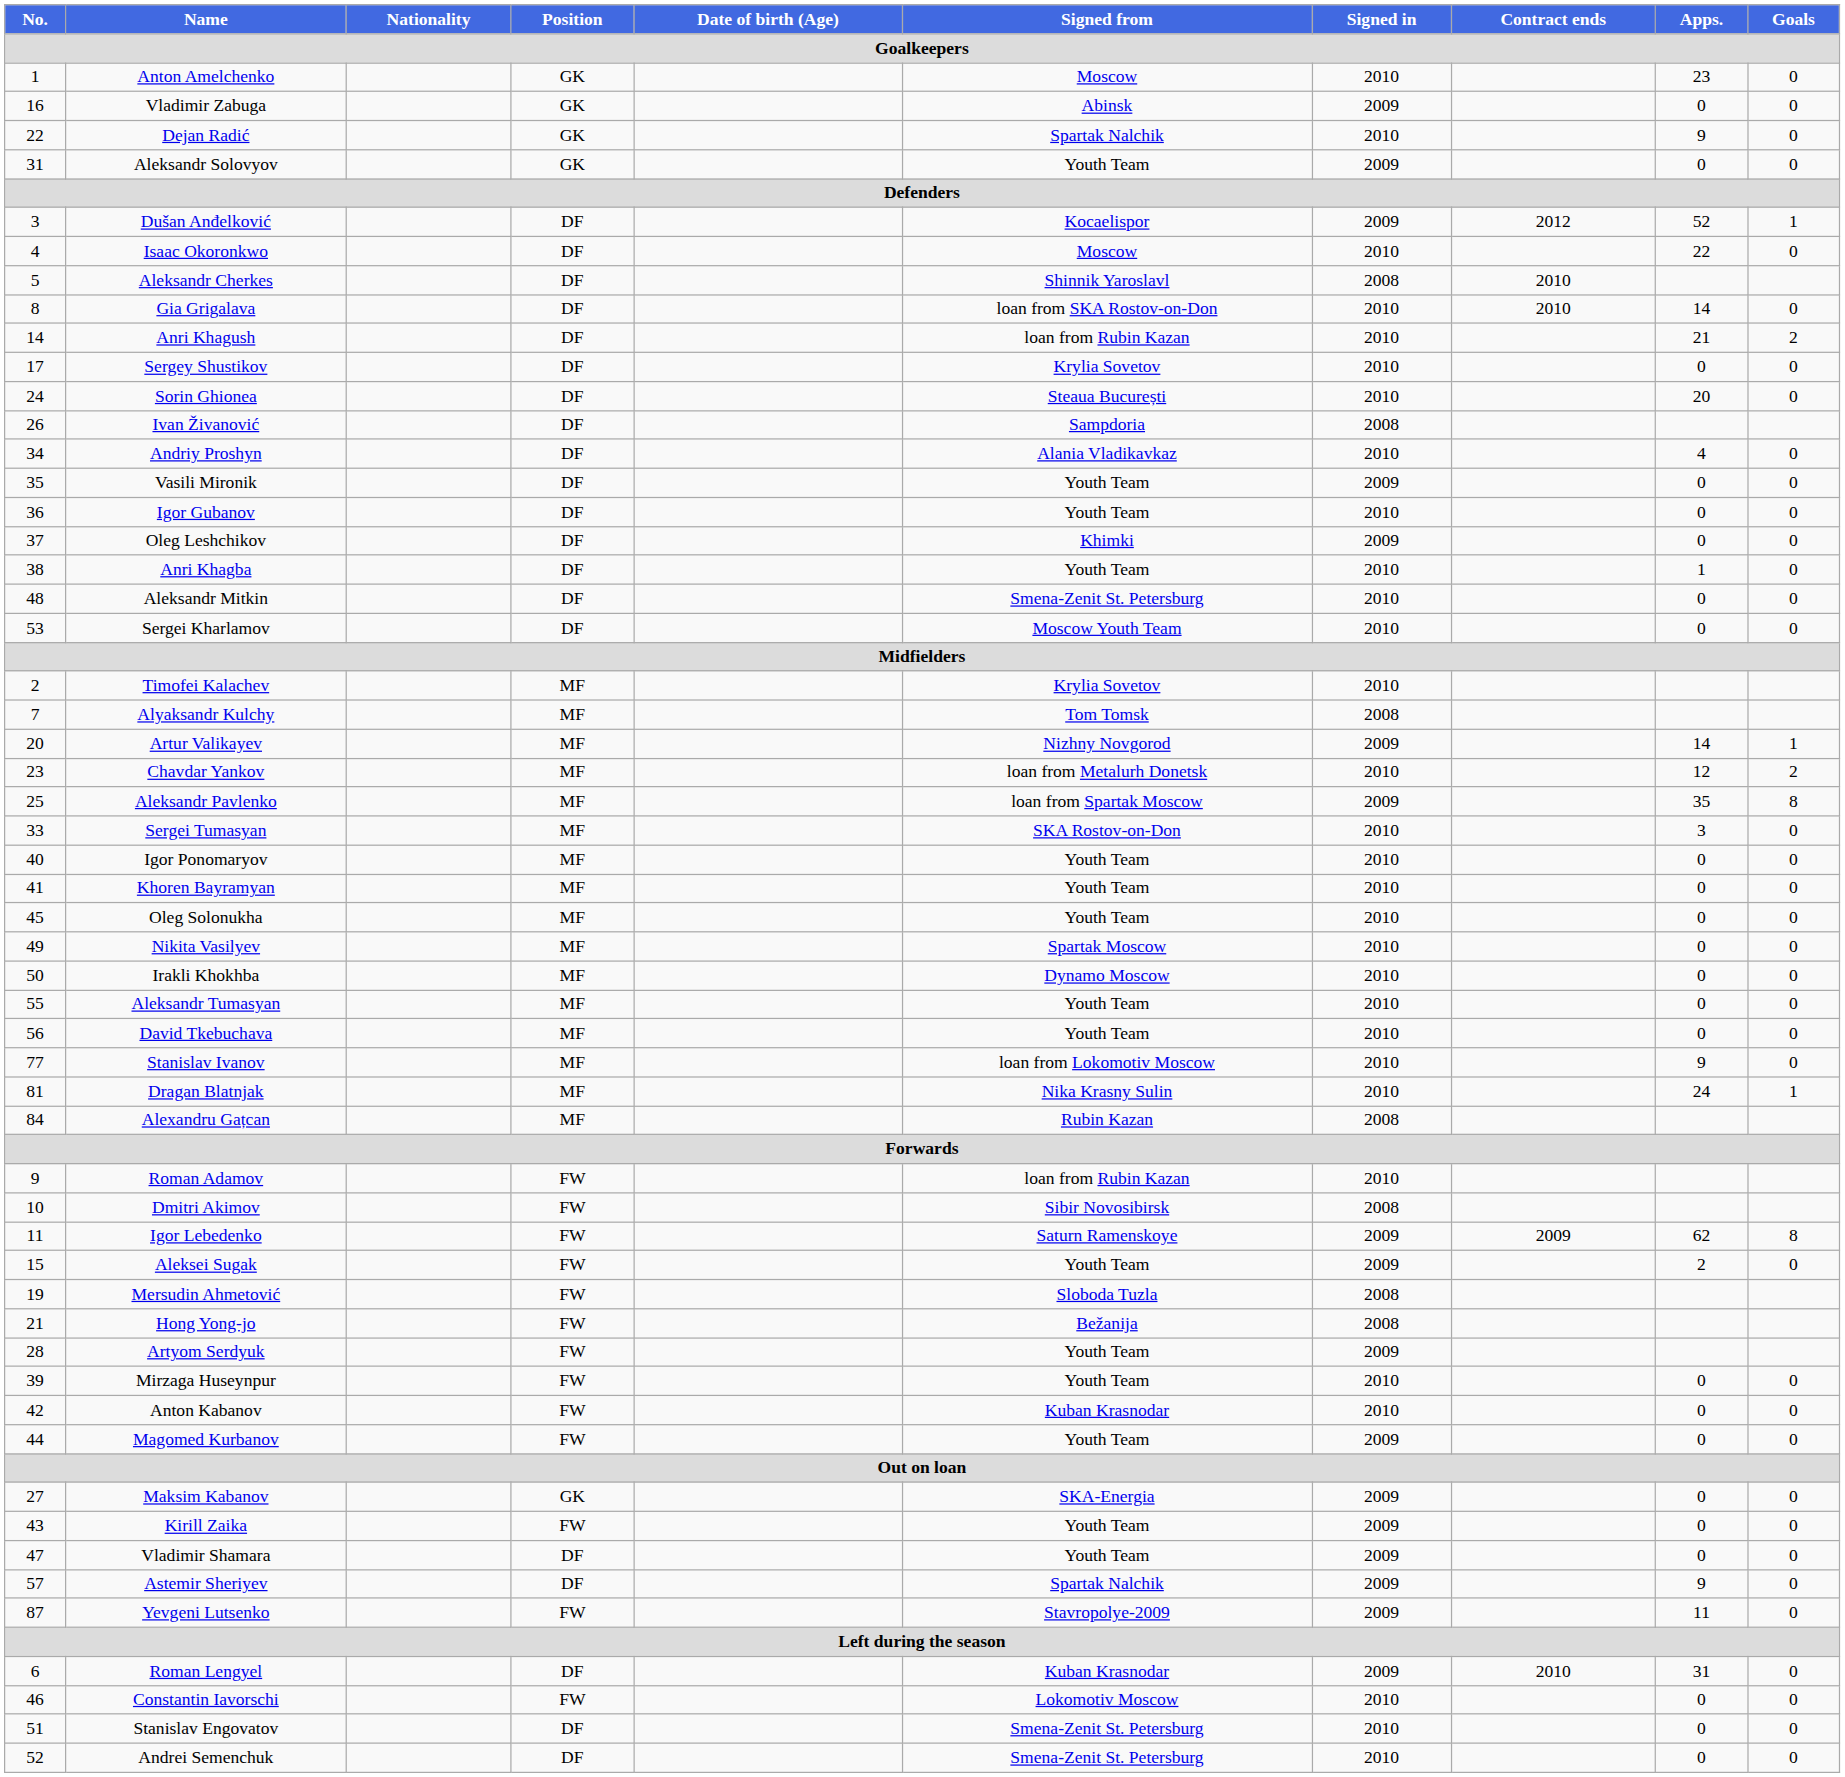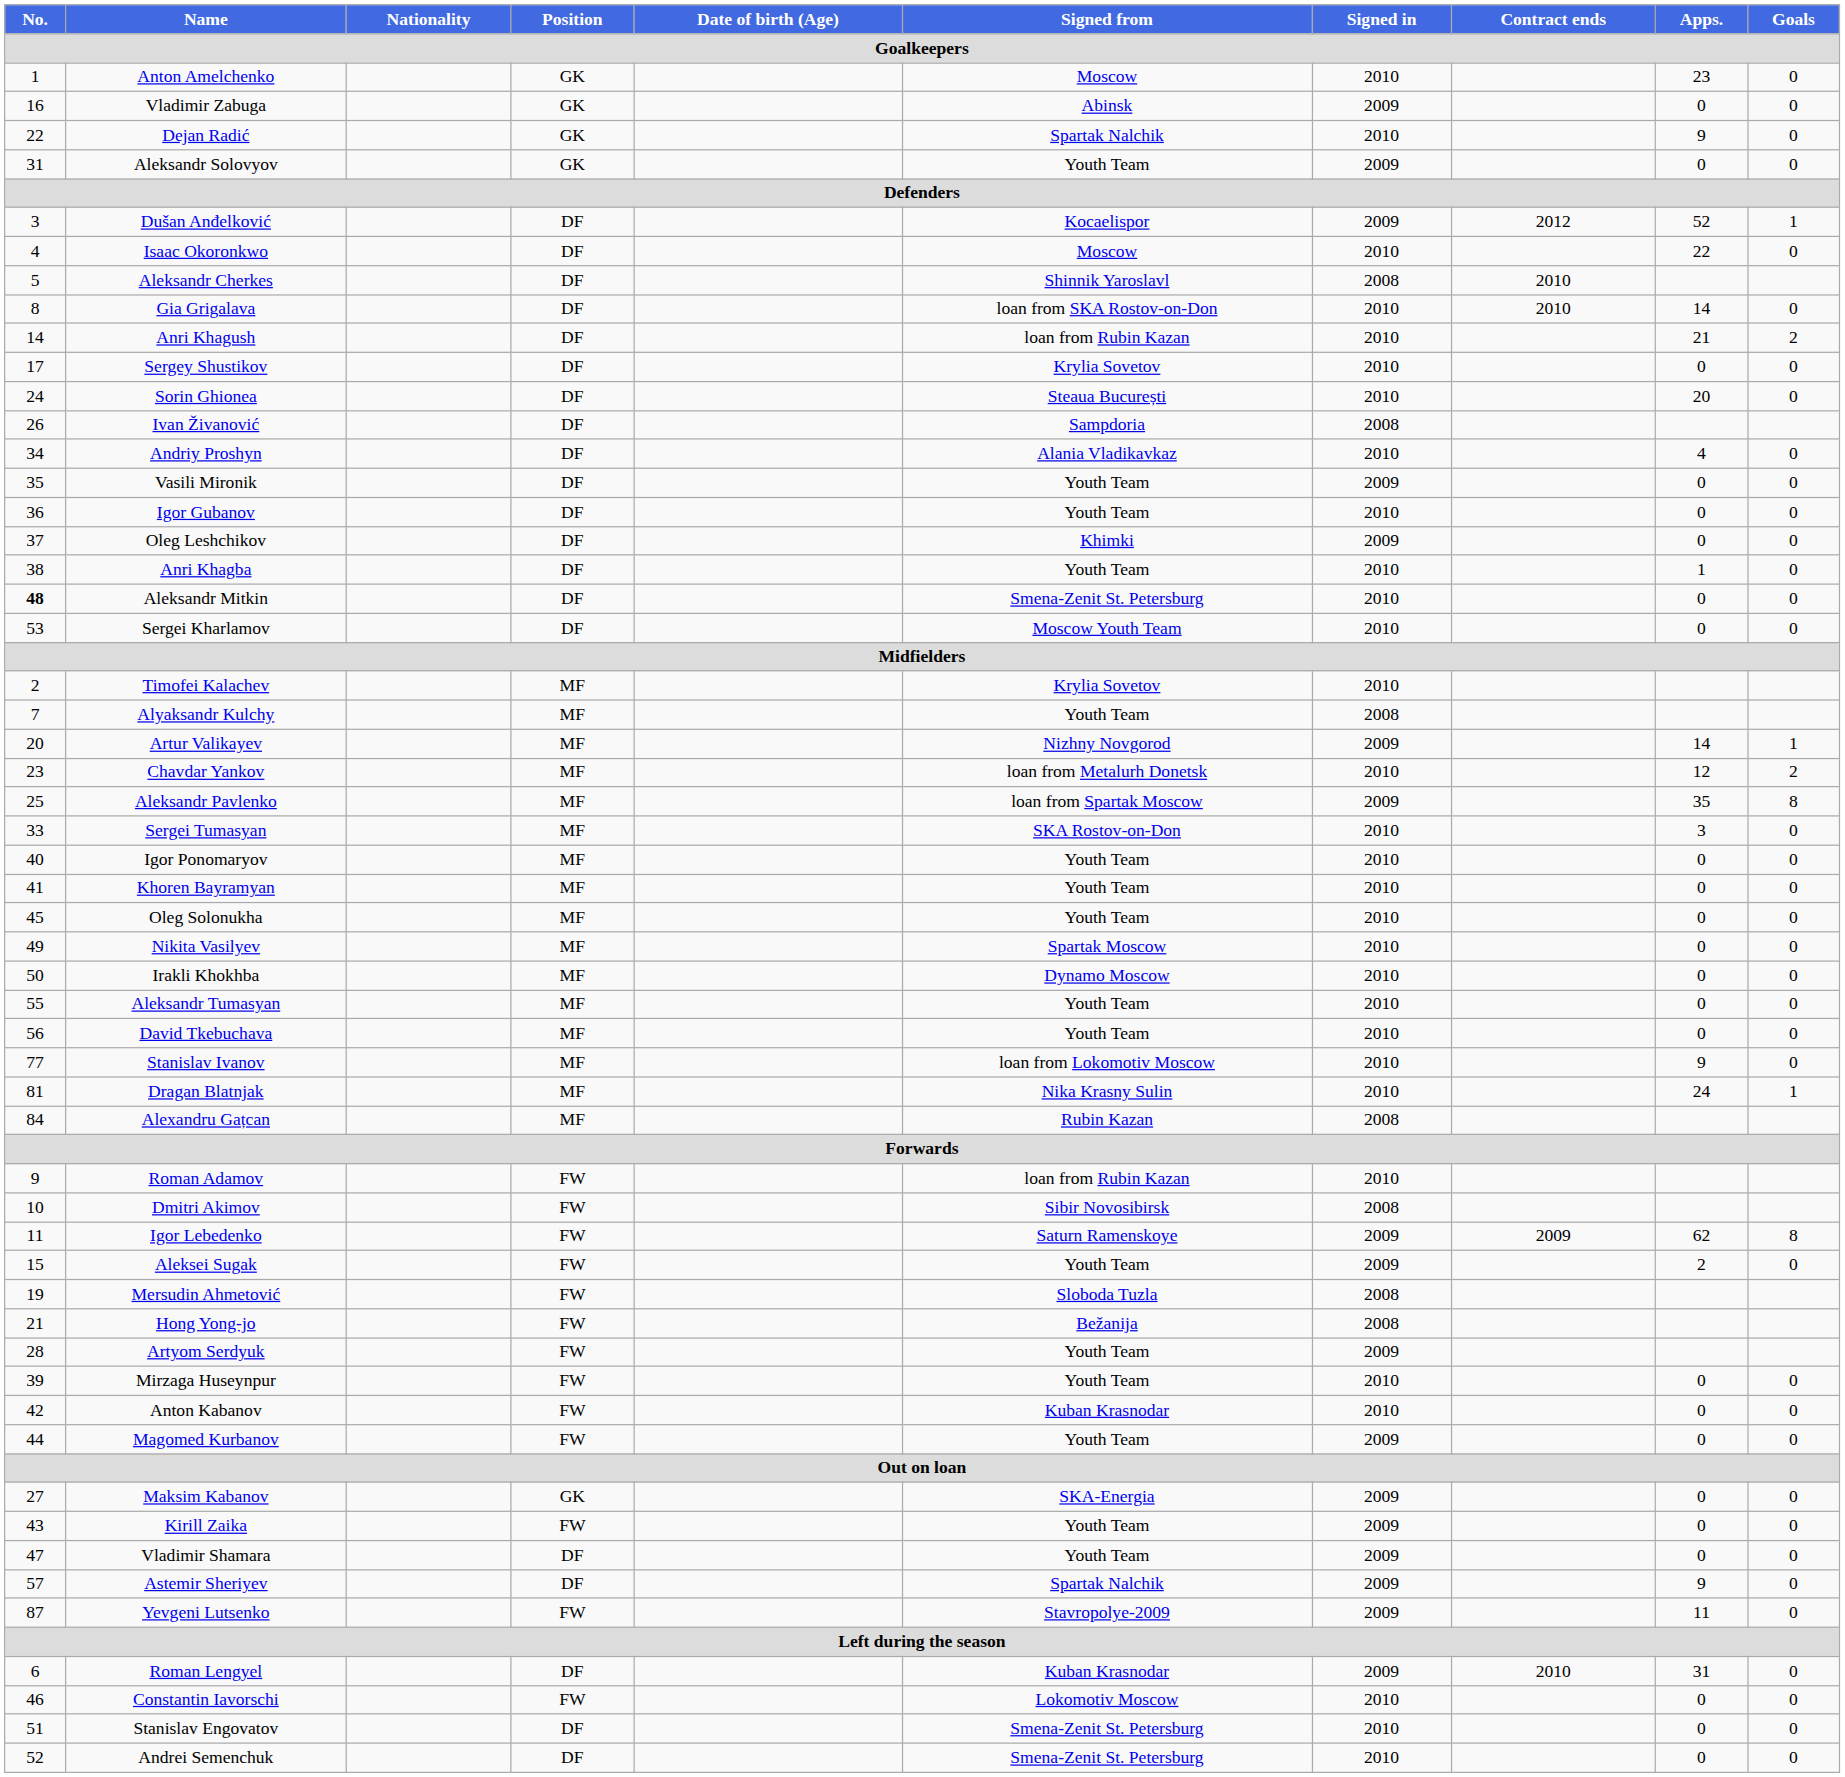(35, 598) normal -> (35, 598) bold
(1107, 714) Tom Tomsk -> (1107, 714) Youth Team
